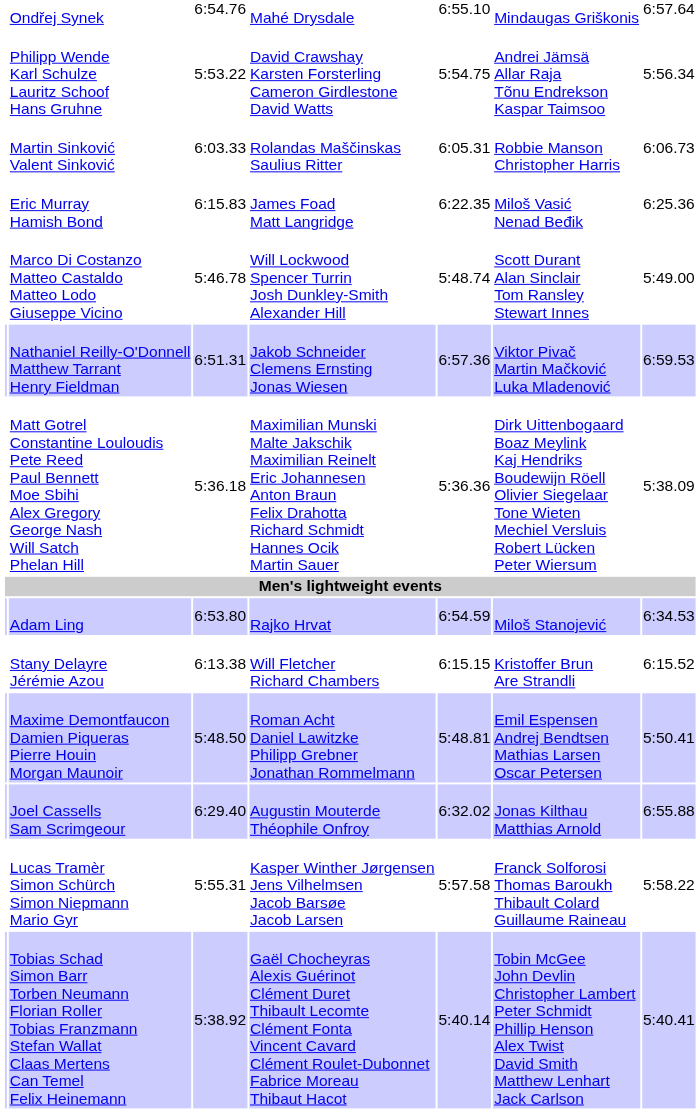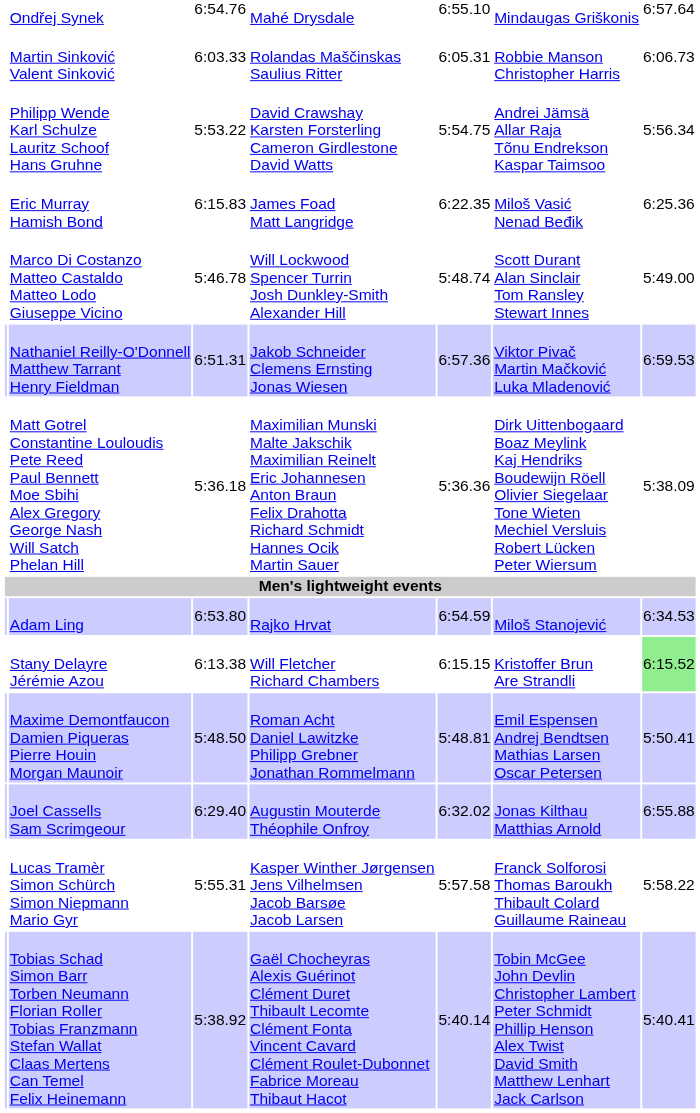rows swapped: (62, 156) <-> (60, 83)
(669, 664) no background -> (669, 664) lightgreen background
